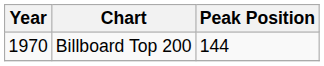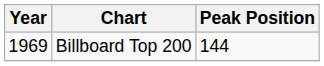(28, 46) 1970 -> (28, 46) 1969
